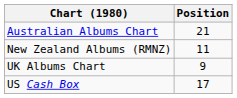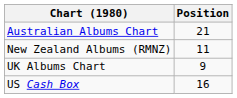(203, 85) 17 -> (203, 85) 16
